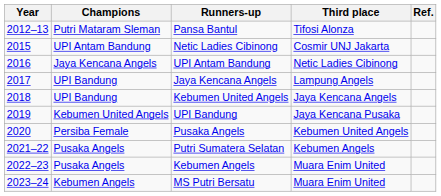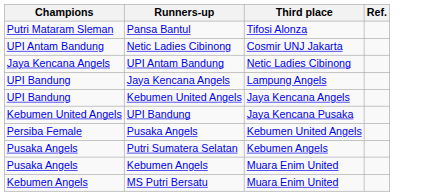- column: (28, 13)
